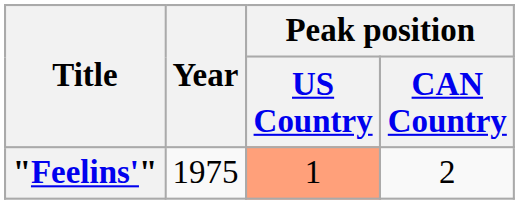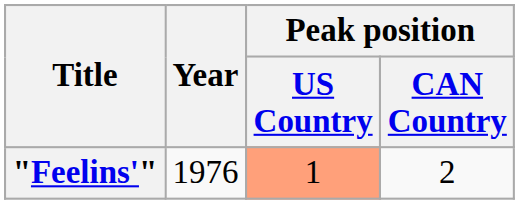(205, 172) 1975 -> (205, 172) 1976
